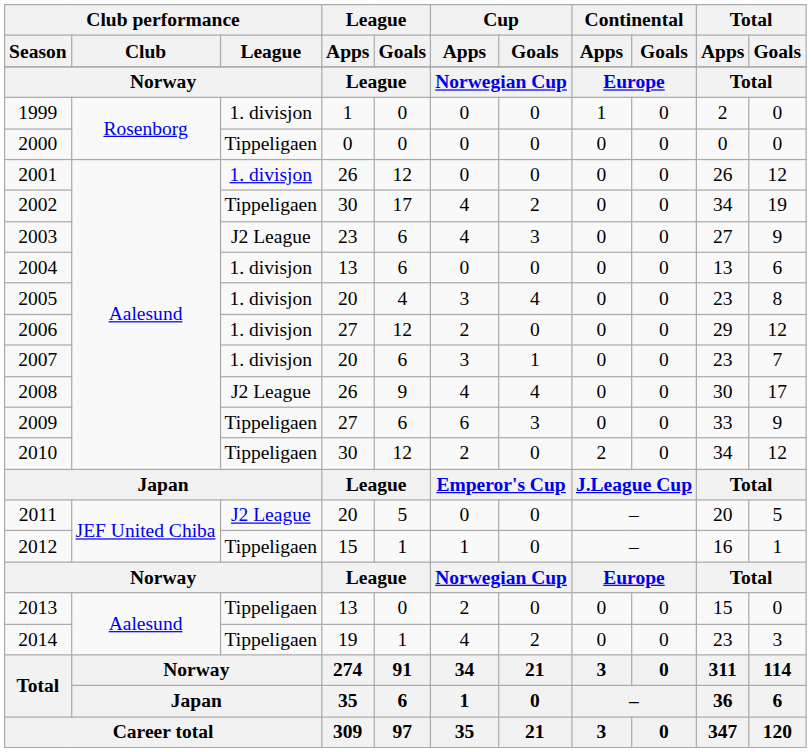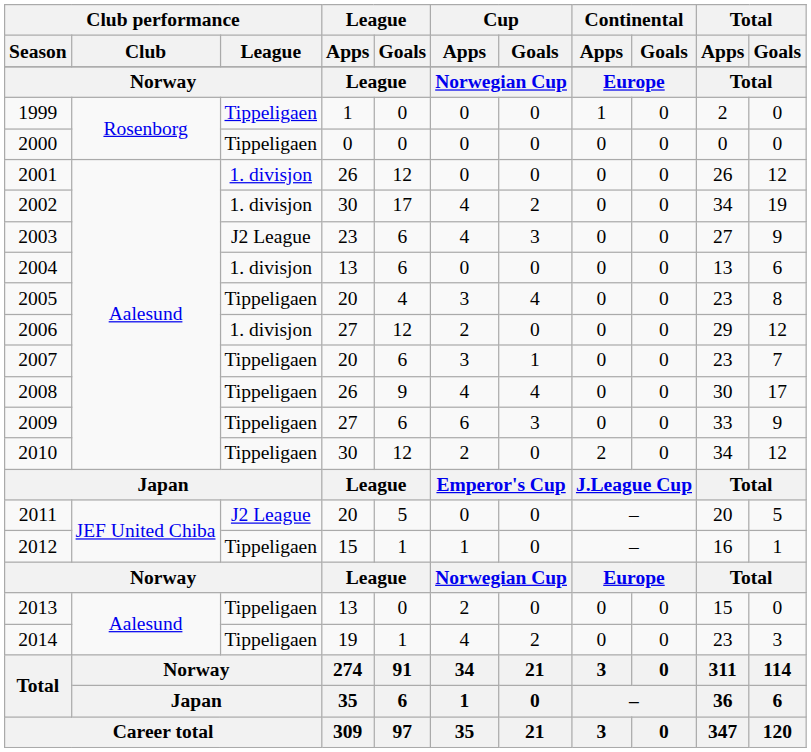(271, 112) 1. divisjon -> (271, 112) Tippeligaen
(271, 205) Tippeligaen -> (271, 205) 1. divisjon
(271, 298) 1. divisjon -> (271, 298) Tippeligaen
(271, 360) 1. divisjon -> (271, 360) Tippeligaen
(271, 391) J2 League -> (271, 391) Tippeligaen
